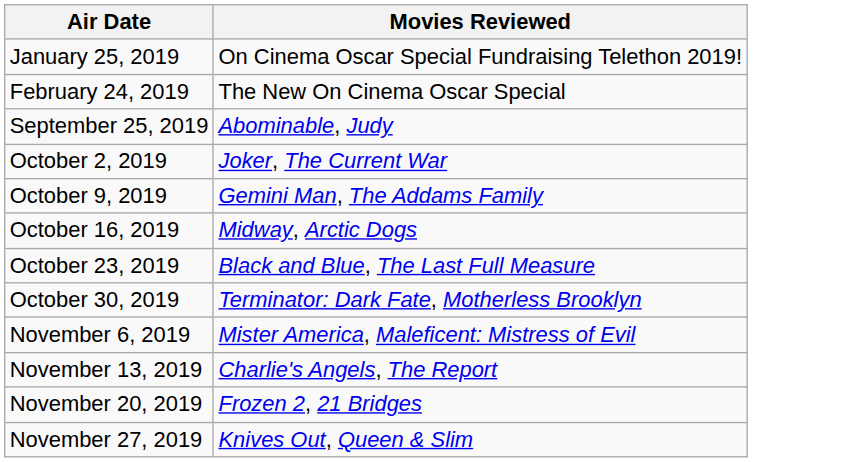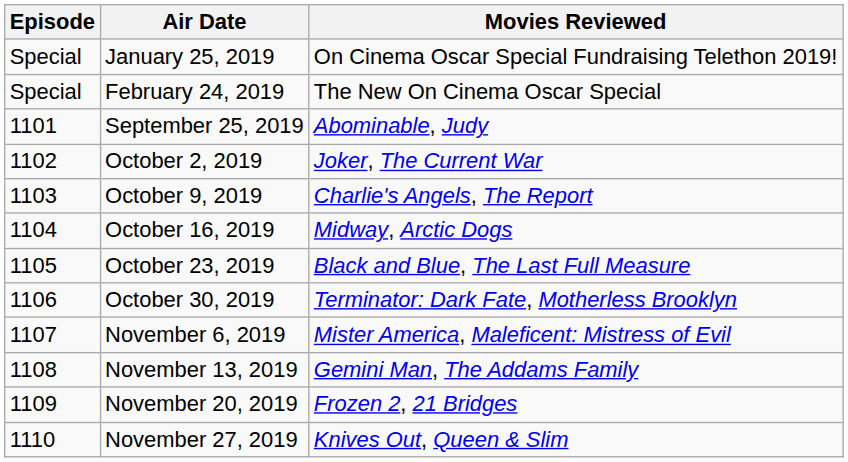+ column: (52, 21)
(381, 195) Gemini Man, The Addams Family -> (453, 195) Charlie's Angels, The Report
(358, 369) Charlie's Angels, The Report -> (476, 369) Gemini Man, The Addams Family
